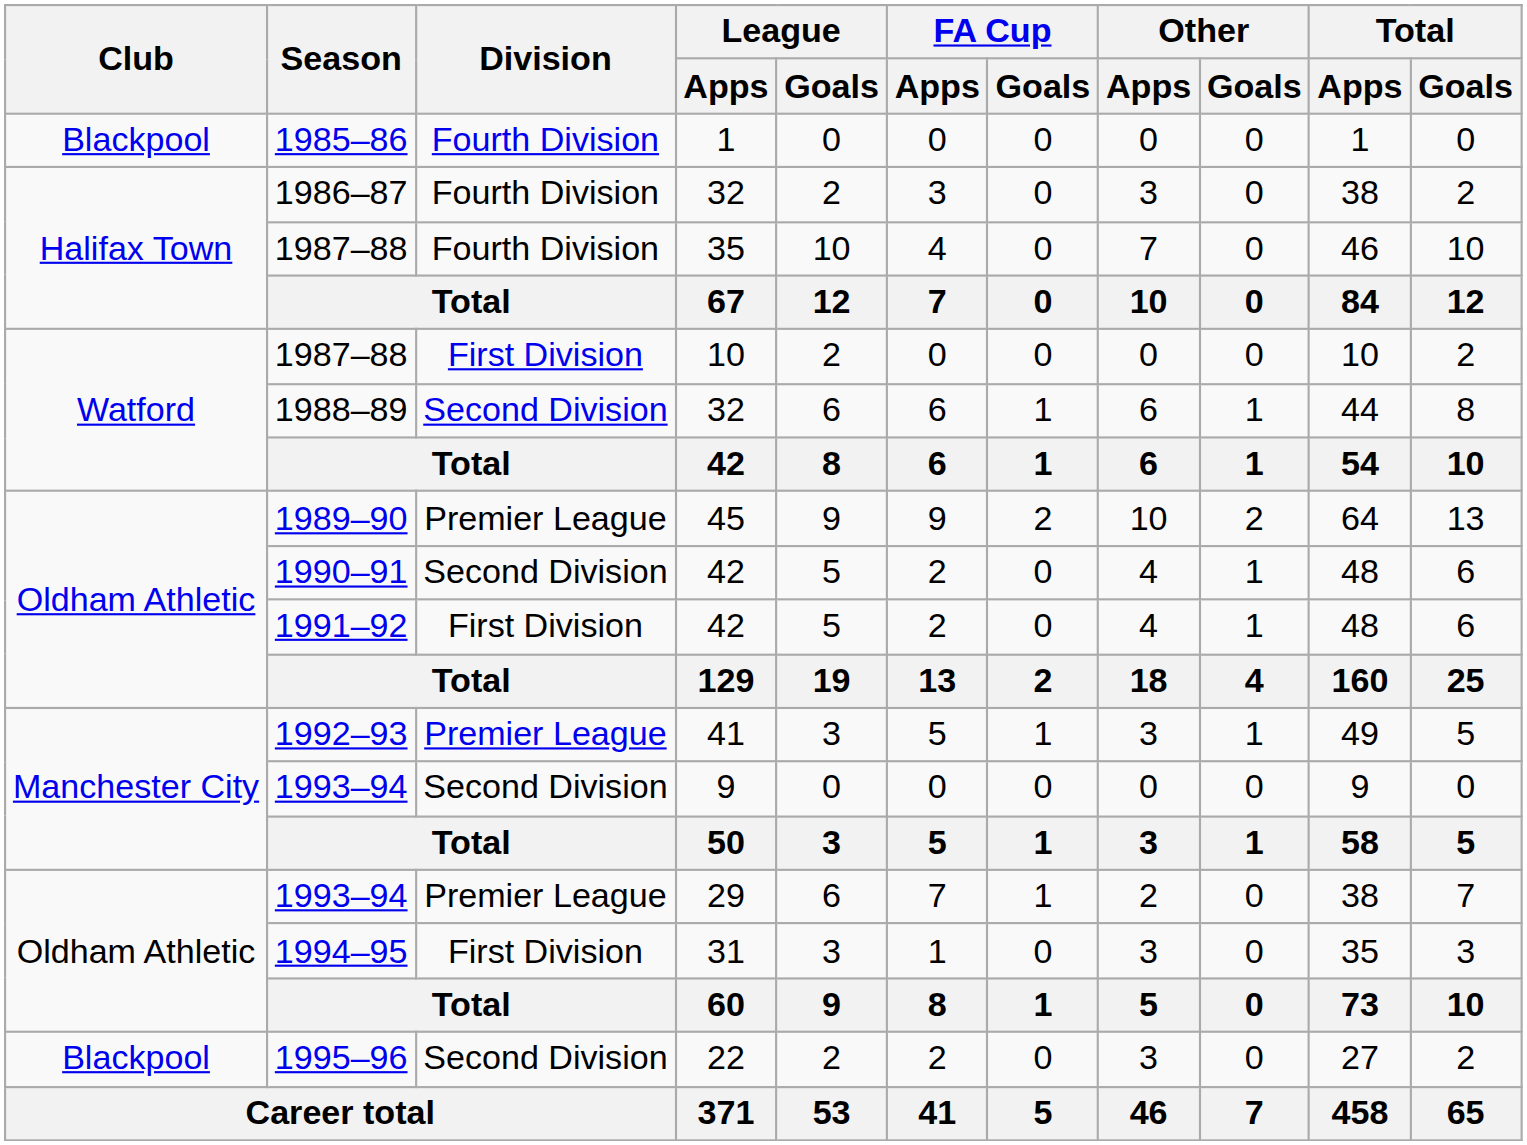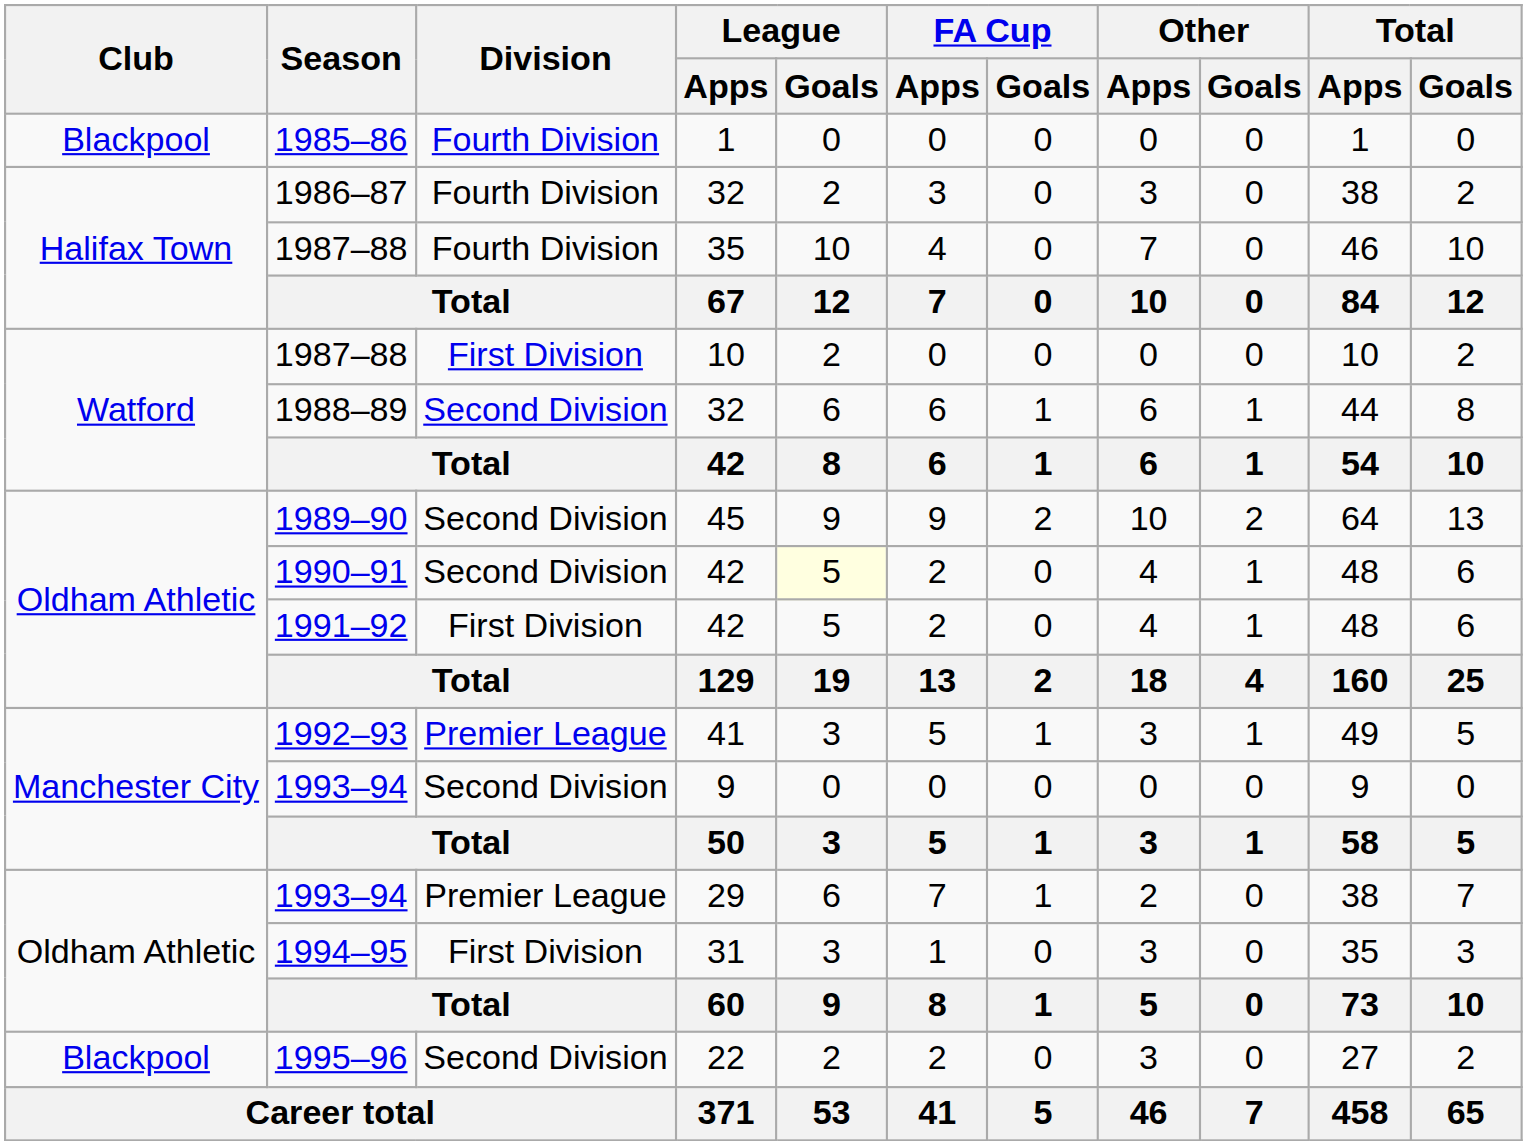(545, 517) Premier League -> (545, 517) Second Division
(832, 572) no background -> (832, 572) lightyellow background
